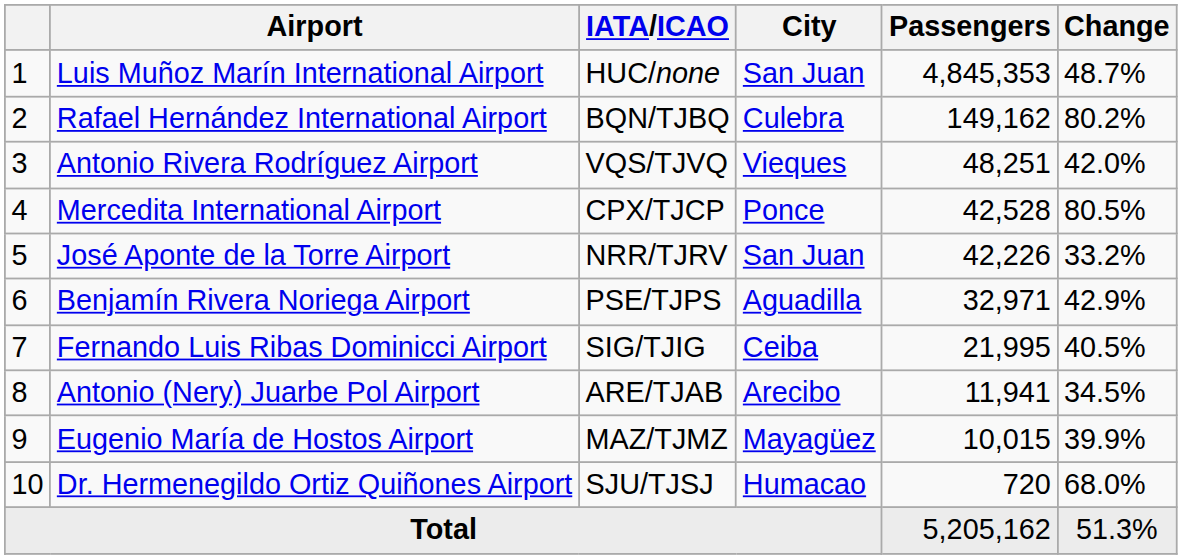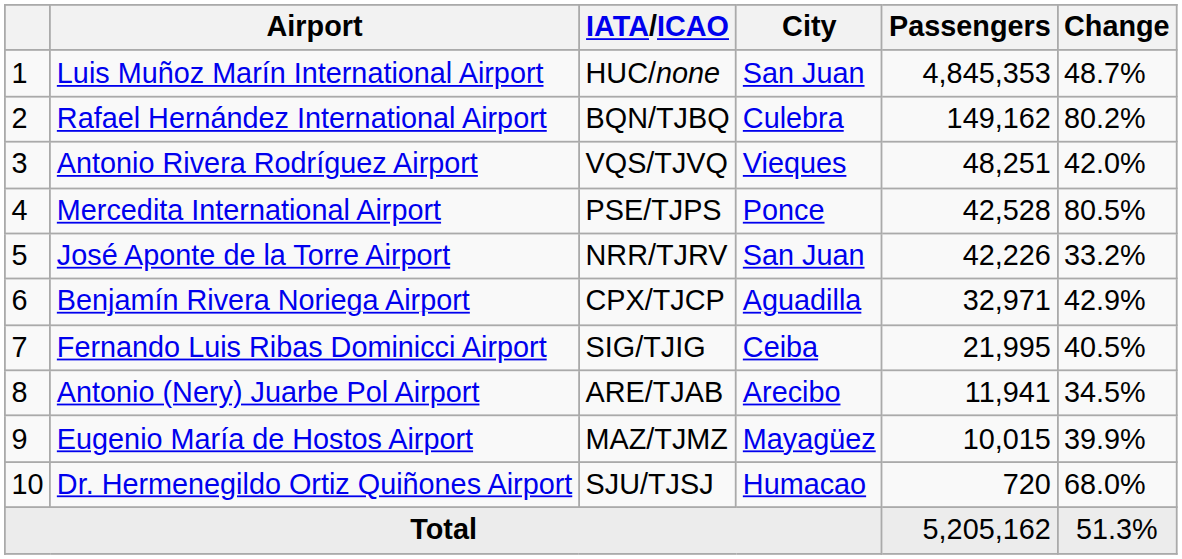(655, 210) CPX/TJCP -> (654, 210) PSE/TJPS
(654, 301) PSE/TJPS -> (655, 301) CPX/TJCP
